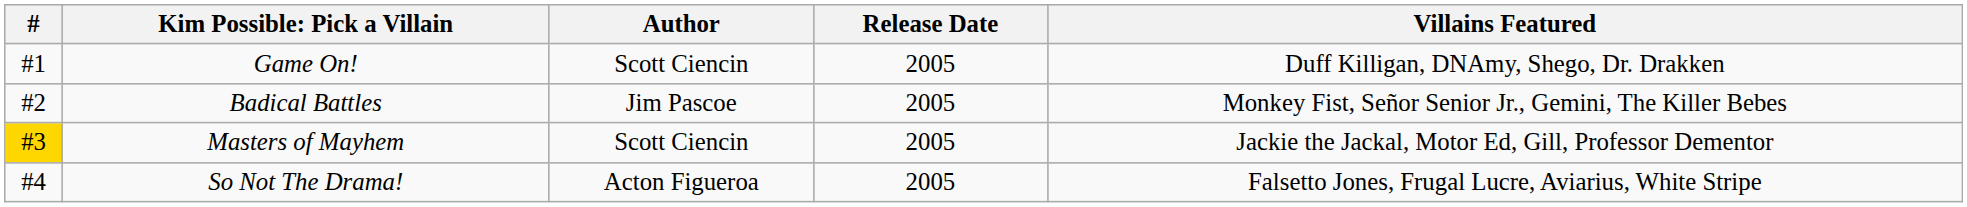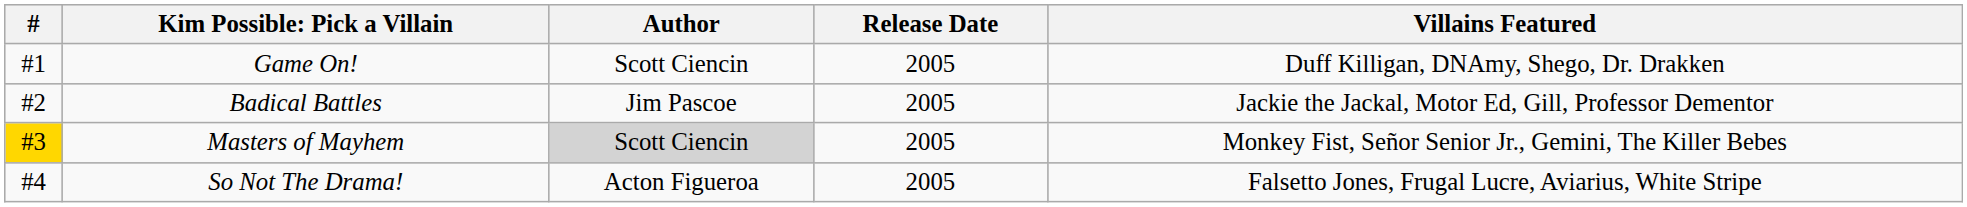(1505, 102) Monkey Fist, Señor Senior Jr., Gemini, The Killer Bebes -> (1505, 102) Jackie the Jackal, Motor Ed, Gill, Professor Dementor
(681, 142) no background -> (681, 142) lightgrey background
(1505, 142) Jackie the Jackal, Motor Ed, Gill, Professor Dementor -> (1505, 142) Monkey Fist, Señor Senior Jr., Gemini, The Killer Bebes
